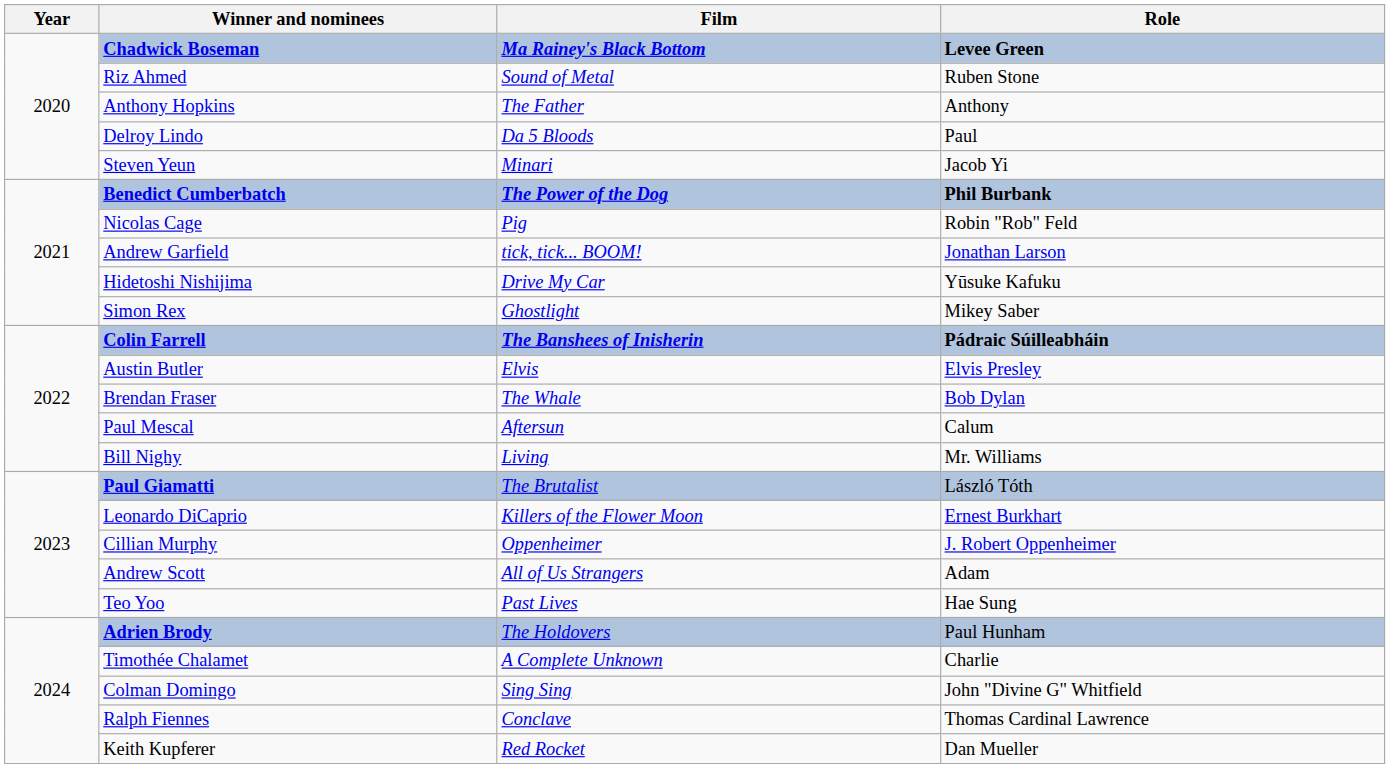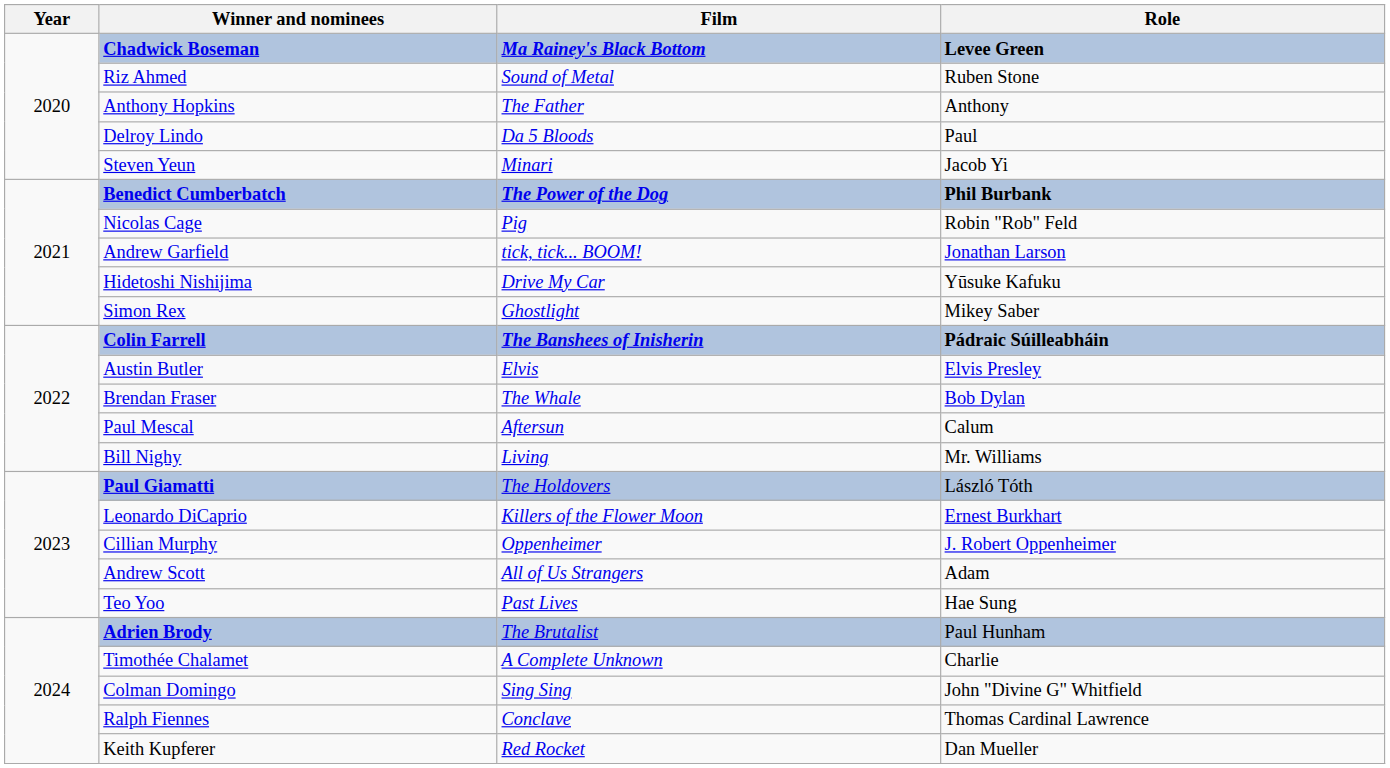(550, 485) The Brutalist -> (556, 485) The Holdovers
(556, 631) The Holdovers -> (550, 631) The Brutalist
